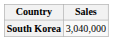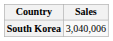(86, 28) 3,040,000 -> (86, 28) 3,040,006
